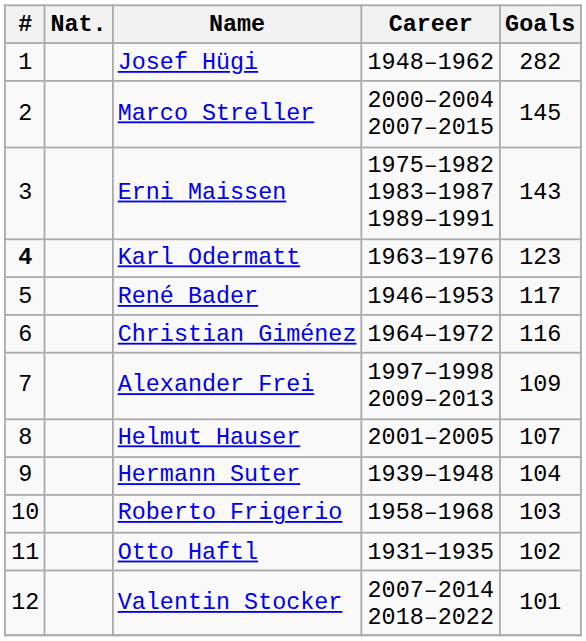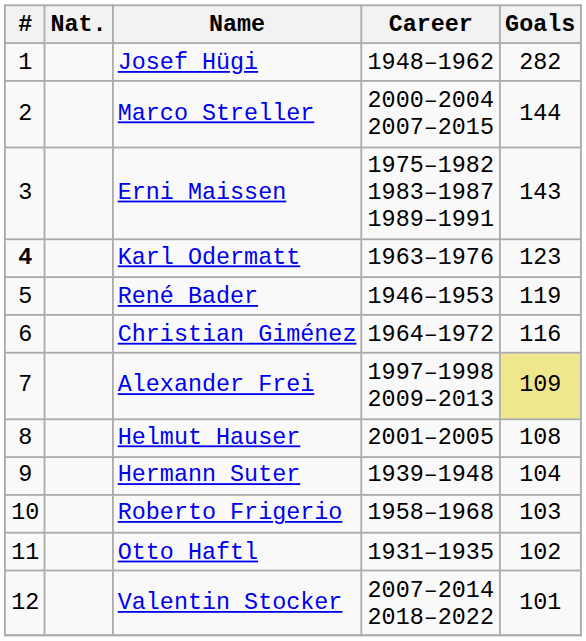(540, 114) 145 -> (540, 114) 144
(540, 296) 117 -> (540, 296) 119
(540, 386) no background -> (540, 386) khaki background
(540, 437) 107 -> (540, 437) 108
